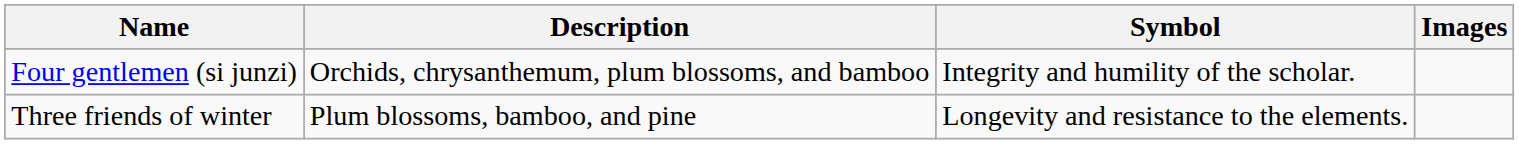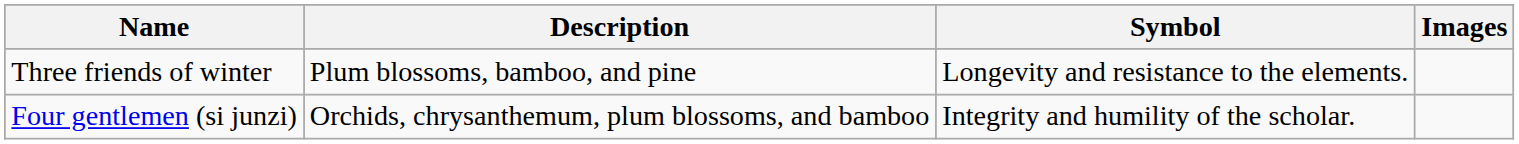rows swapped: (154, 71) <-> (142, 116)
